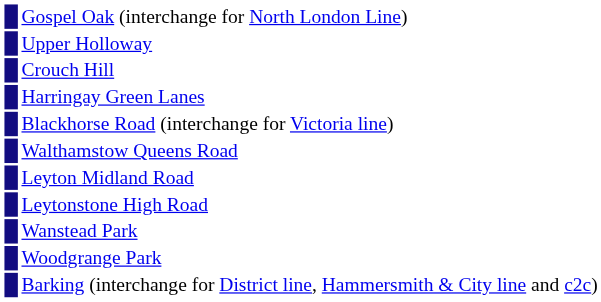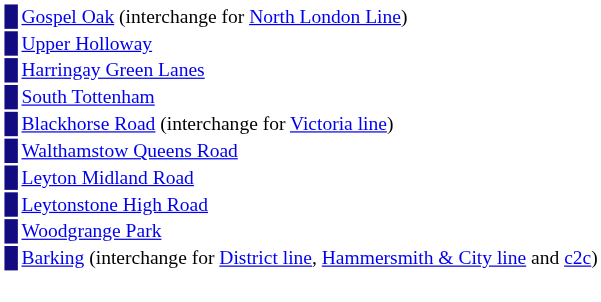- row: (68, 70)
+ row: (88, 97)
- row: (80, 231)
